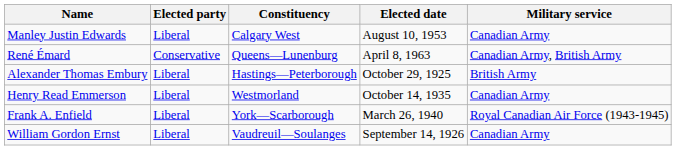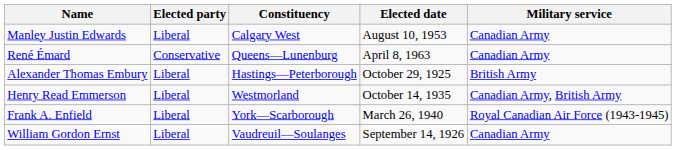(546, 54) Canadian Army, British Army -> (510, 54) Canadian Army
(510, 94) Canadian Army -> (546, 94) Canadian Army, British Army
